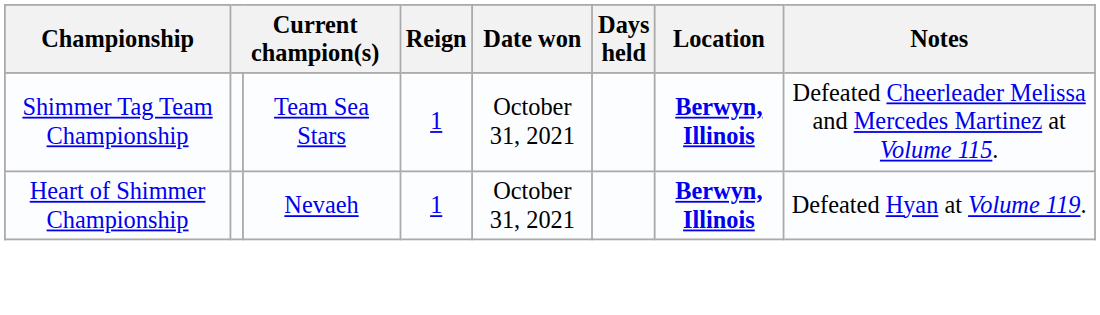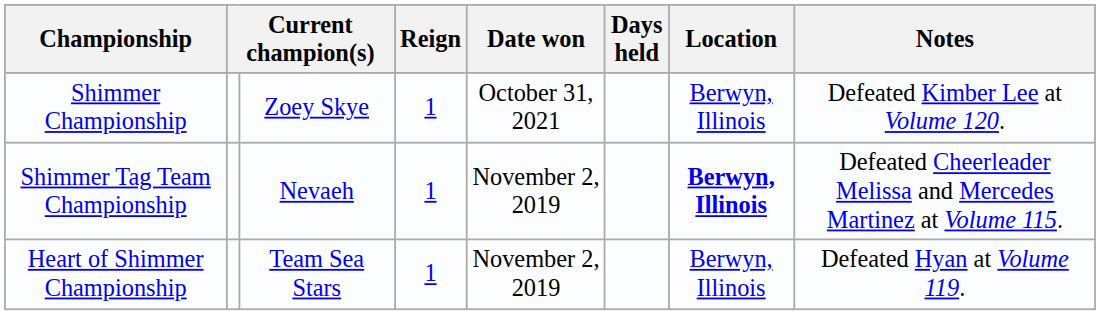+ row: (116, 107)
(322, 121) Team Sea Stars -> (317, 190) Nevaeh
(532, 121) October 31, 2021 -> (536, 190) November 2, 2019
(322, 204) Nevaeh -> (317, 273) Team Sea Stars
(532, 204) October 31, 2021 -> (536, 273) November 2, 2019
(719, 204) bold -> (731, 273) normal
